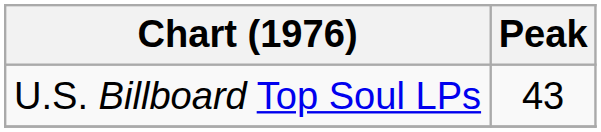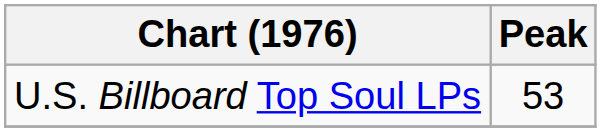(543, 95) 43 -> (543, 95) 53
